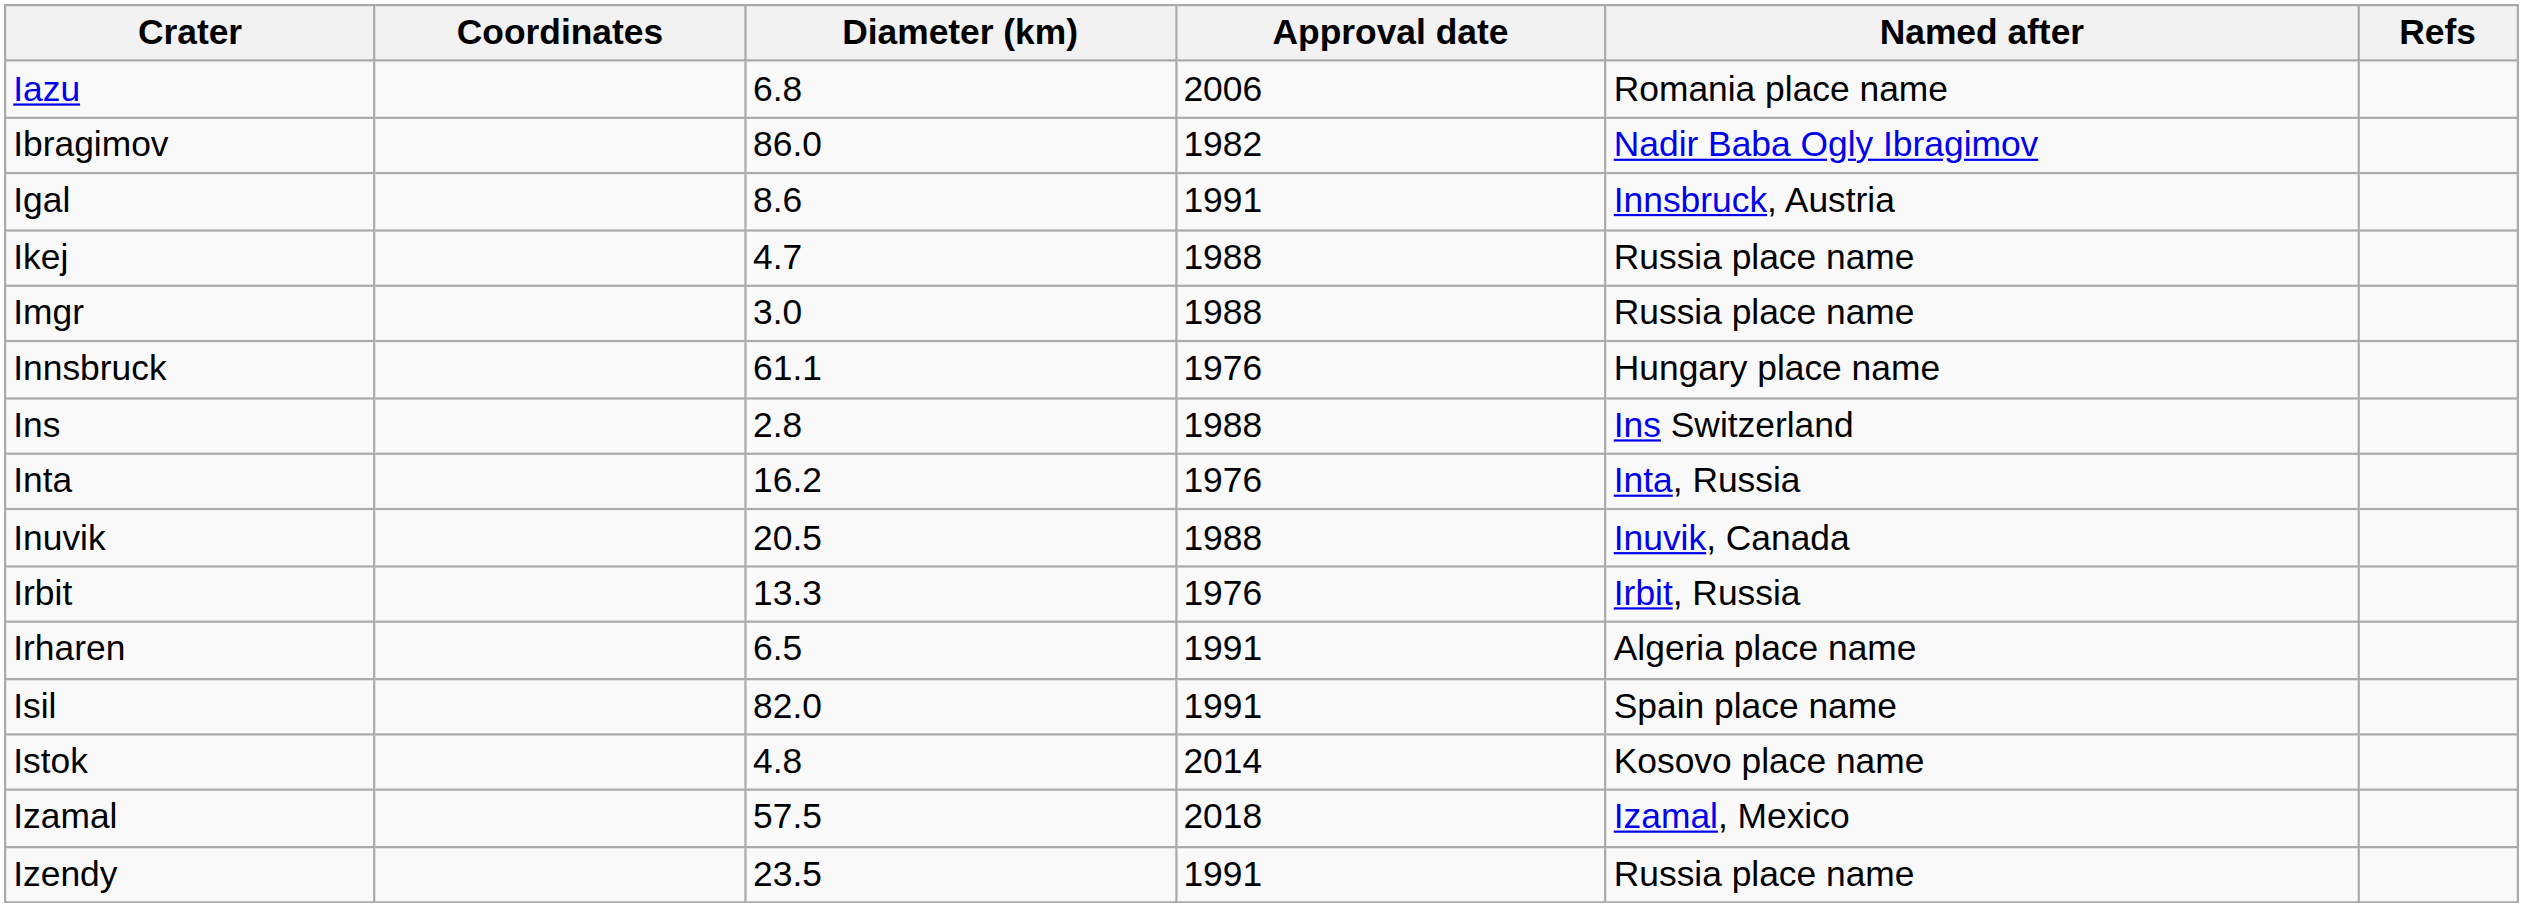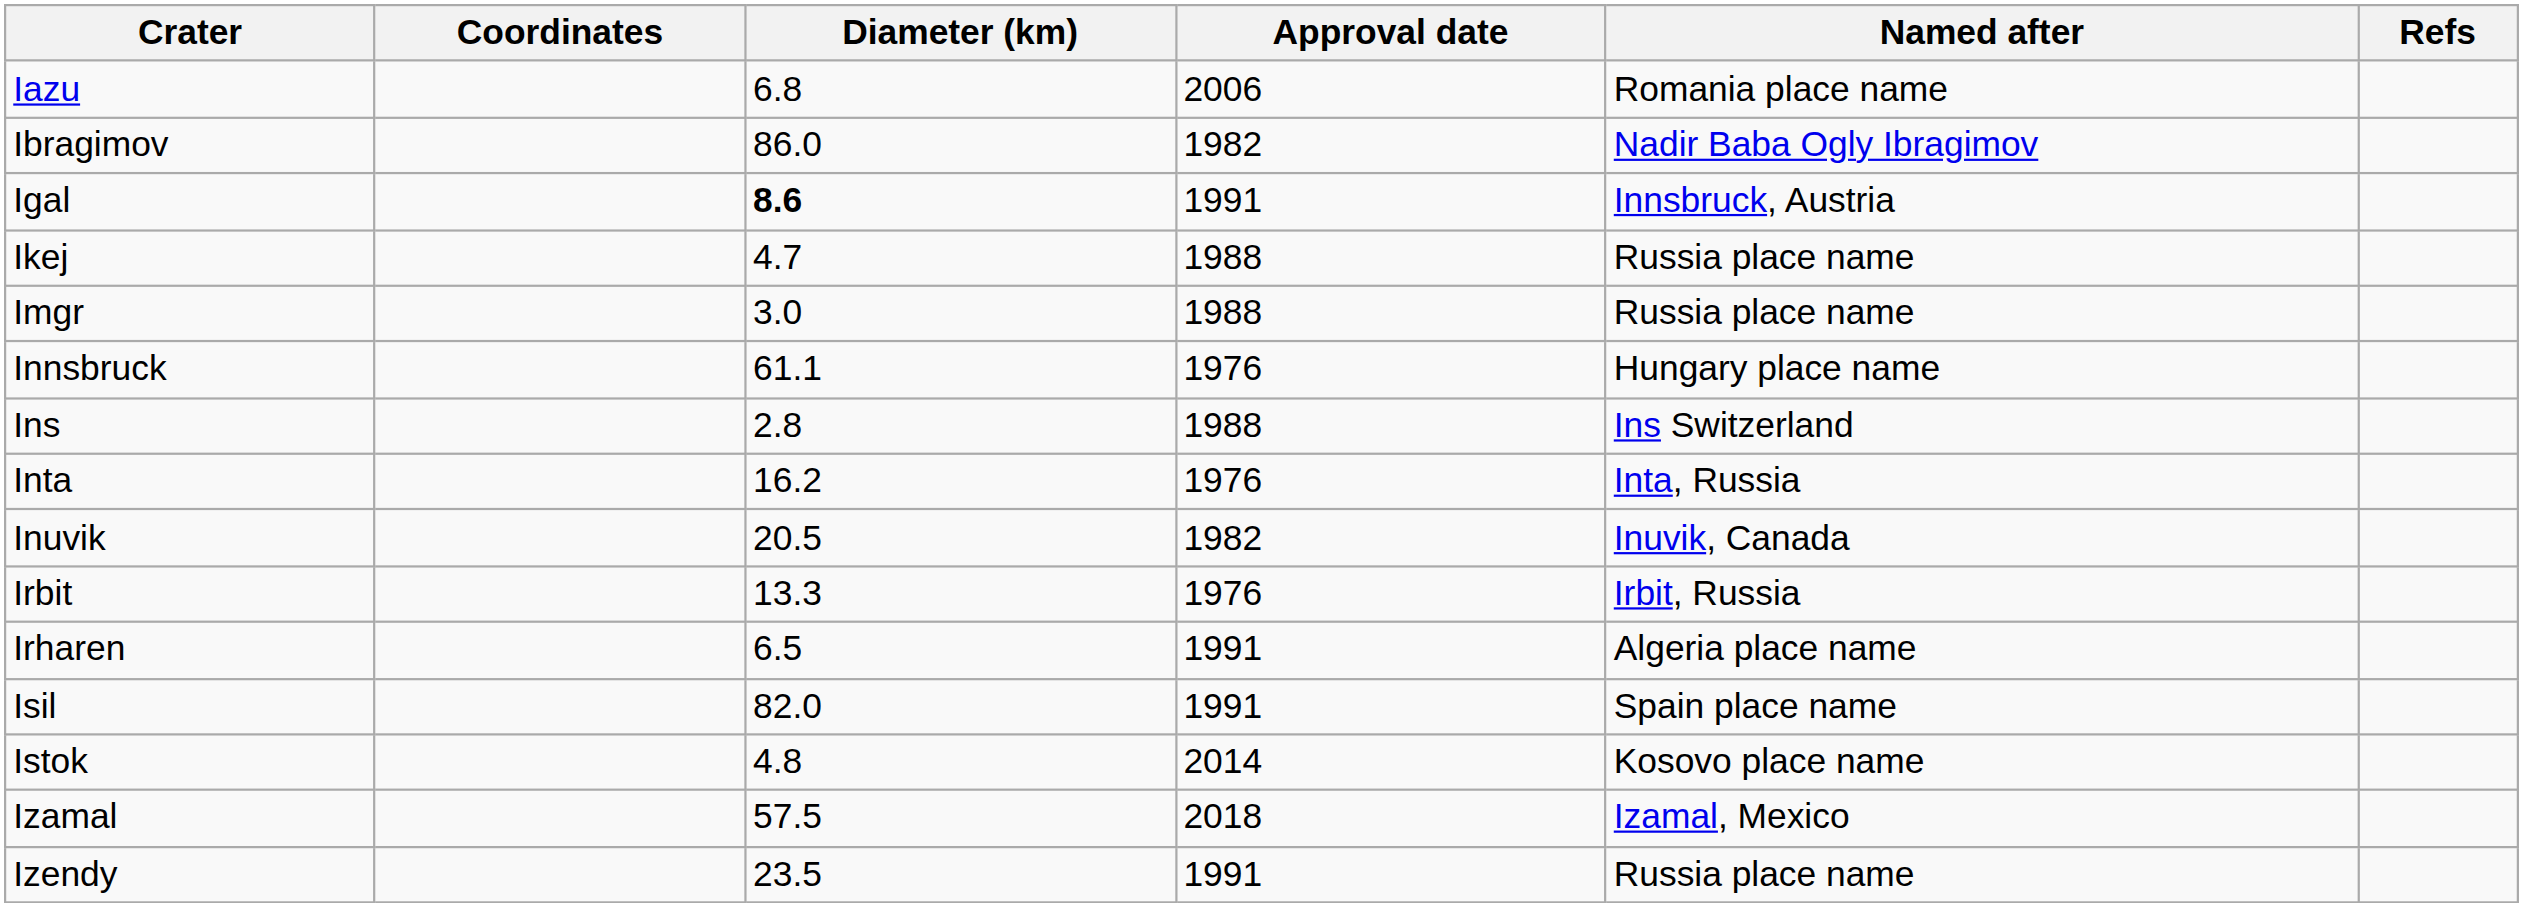(778, 200) normal -> (778, 200) bold
(1223, 537) 1988 -> (1223, 537) 1982
